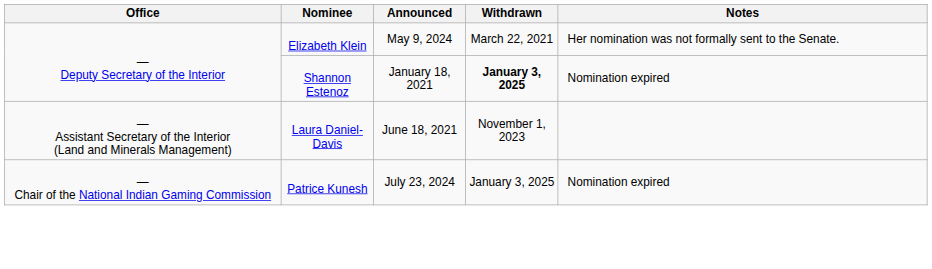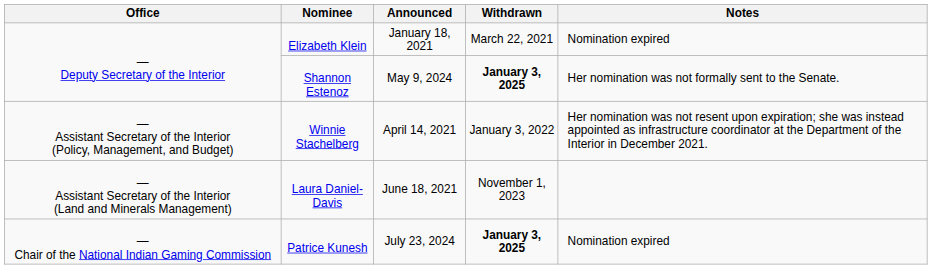(420, 39) May 9, 2024 -> (420, 39) January 18, 2021
(704, 39) Her nomination was not formally sent to the Senate. -> (619, 39) Nomination expired
(420, 78) January 18, 2021 -> (420, 78) May 9, 2024
(619, 78) Nomination expired -> (704, 78) Her nomination was not formally sent to the Senate.
+ row: (327, 137)
(512, 182) normal -> (512, 241) bold
